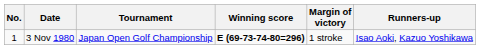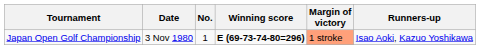columns swapped: (14, 17) <-> (146, 17)
(326, 37) no background -> (326, 37) lightsalmon background
